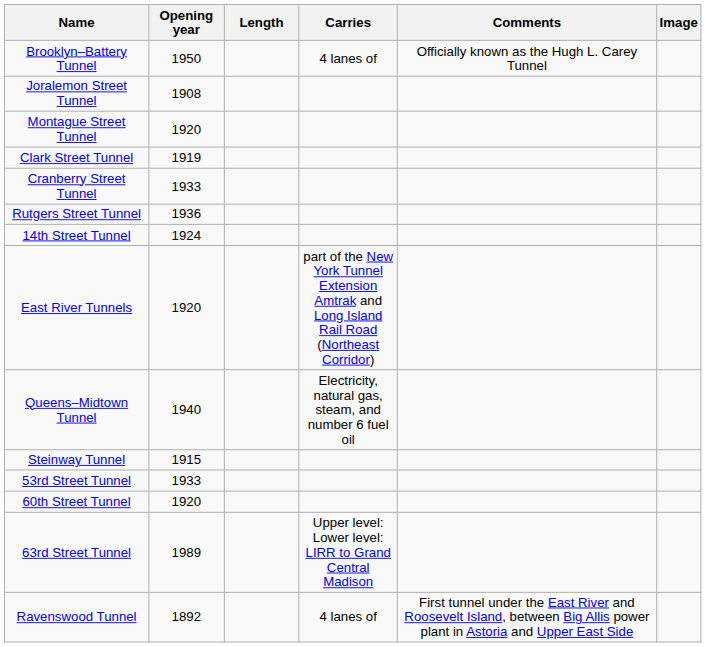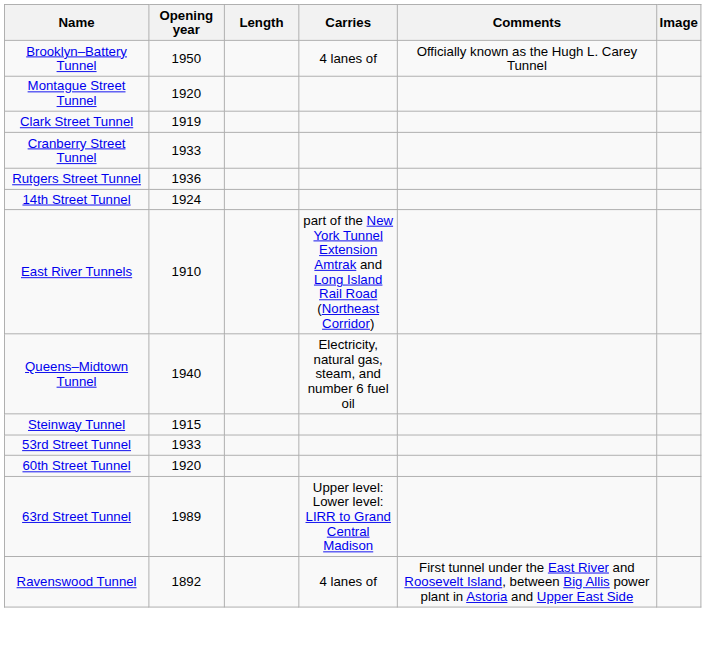- row: (77, 94)
(186, 308) 1920 -> (186, 272) 1910
